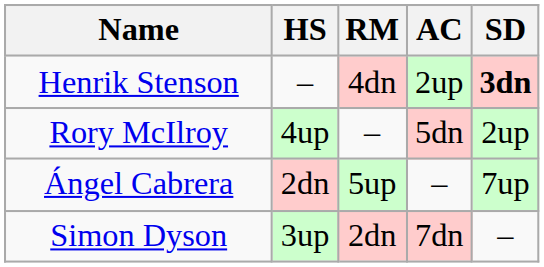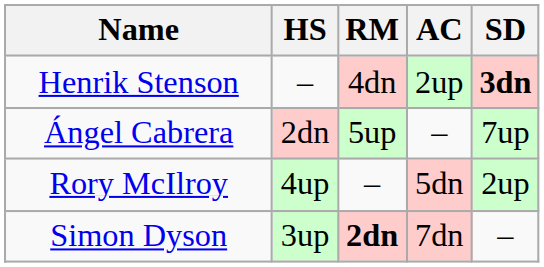rows swapped: (139, 132) <-> (139, 183)
(372, 235) normal -> (372, 235) bold
